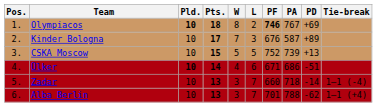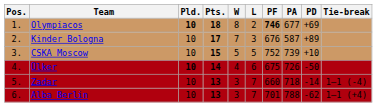(292, 25) 767 -> (292, 25) 677
(311, 53) +13 -> (311, 53) +10
(272, 67) 671 -> (272, 67) 675
(292, 67) 686 -> (292, 67) 726
(311, 67) -51 -> (311, 67) -50
